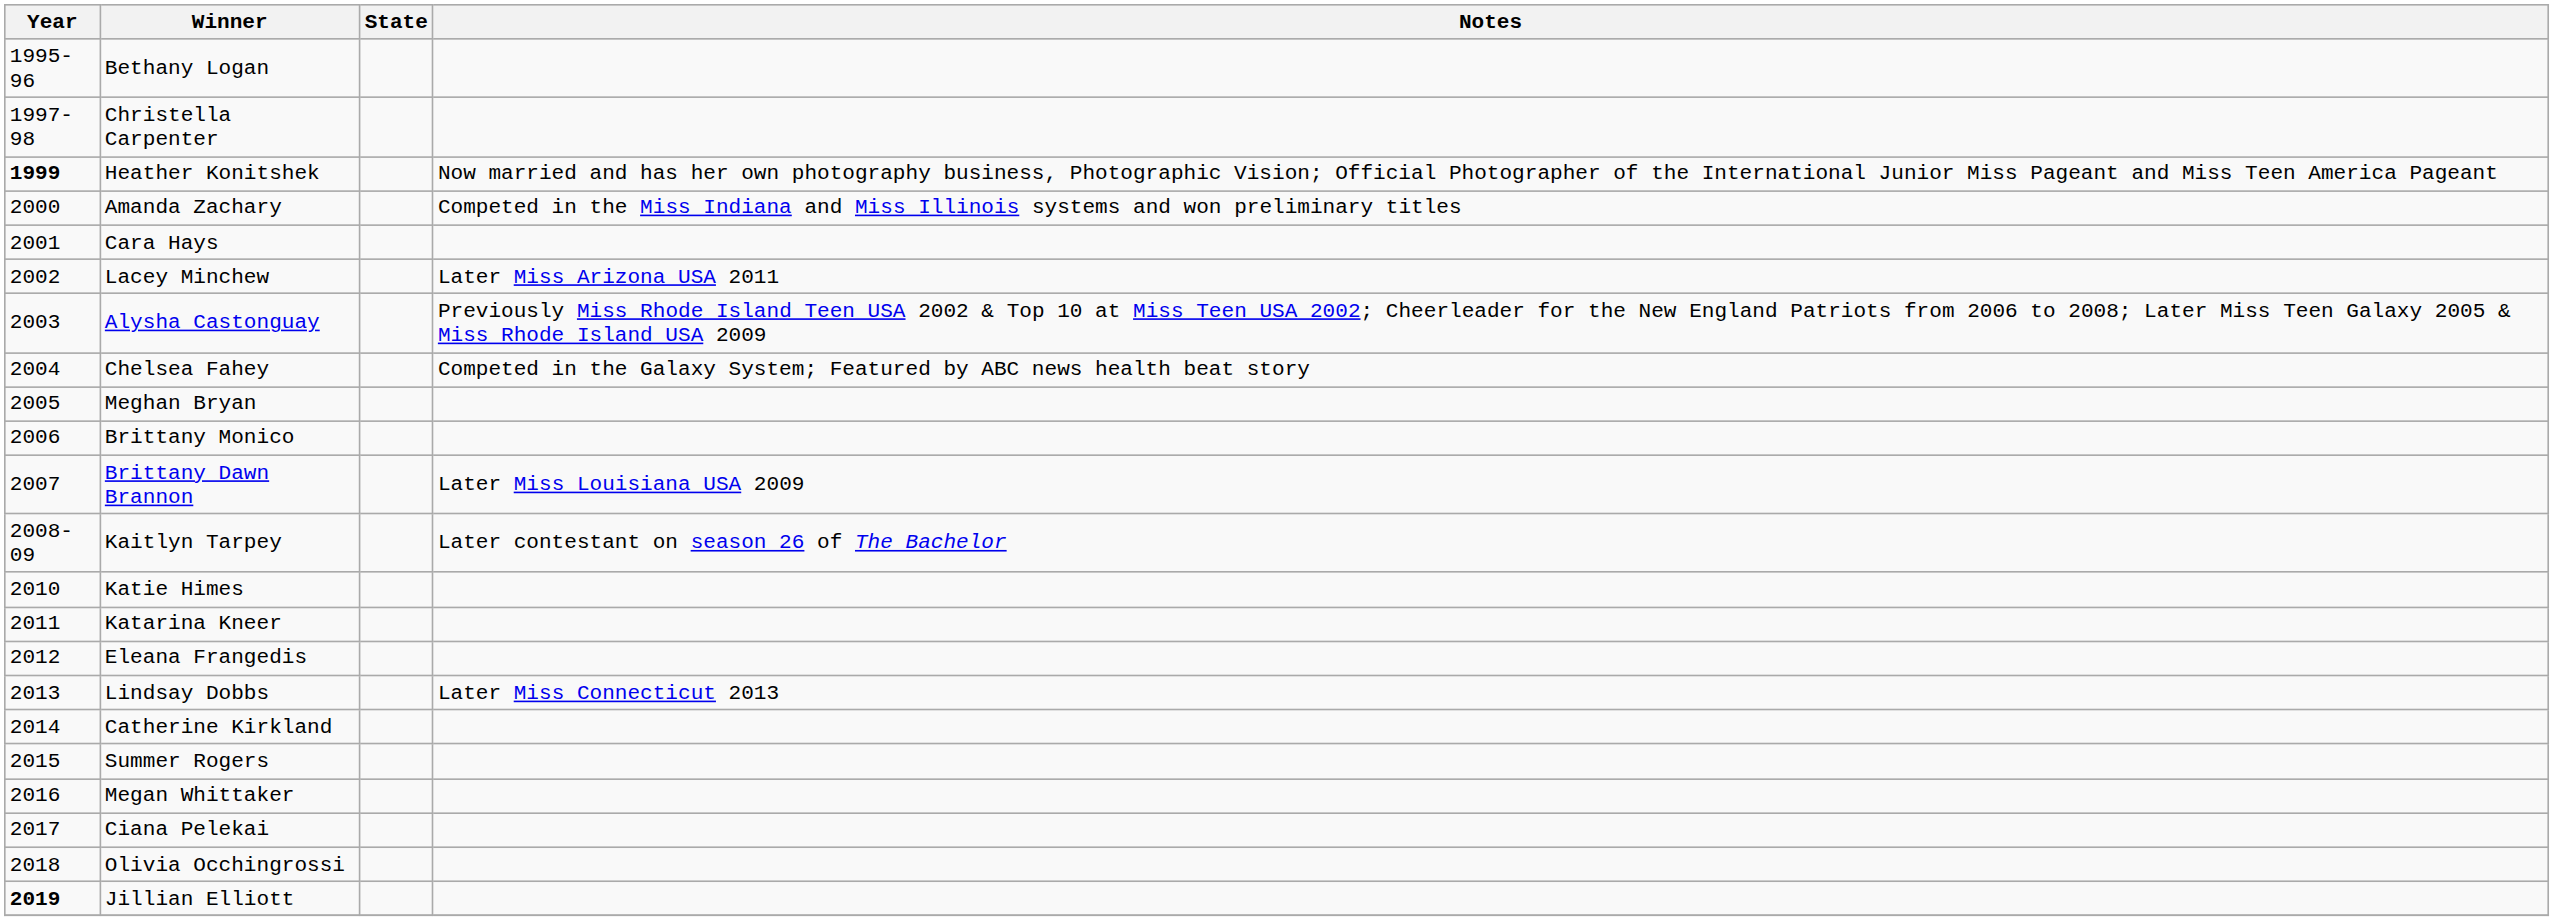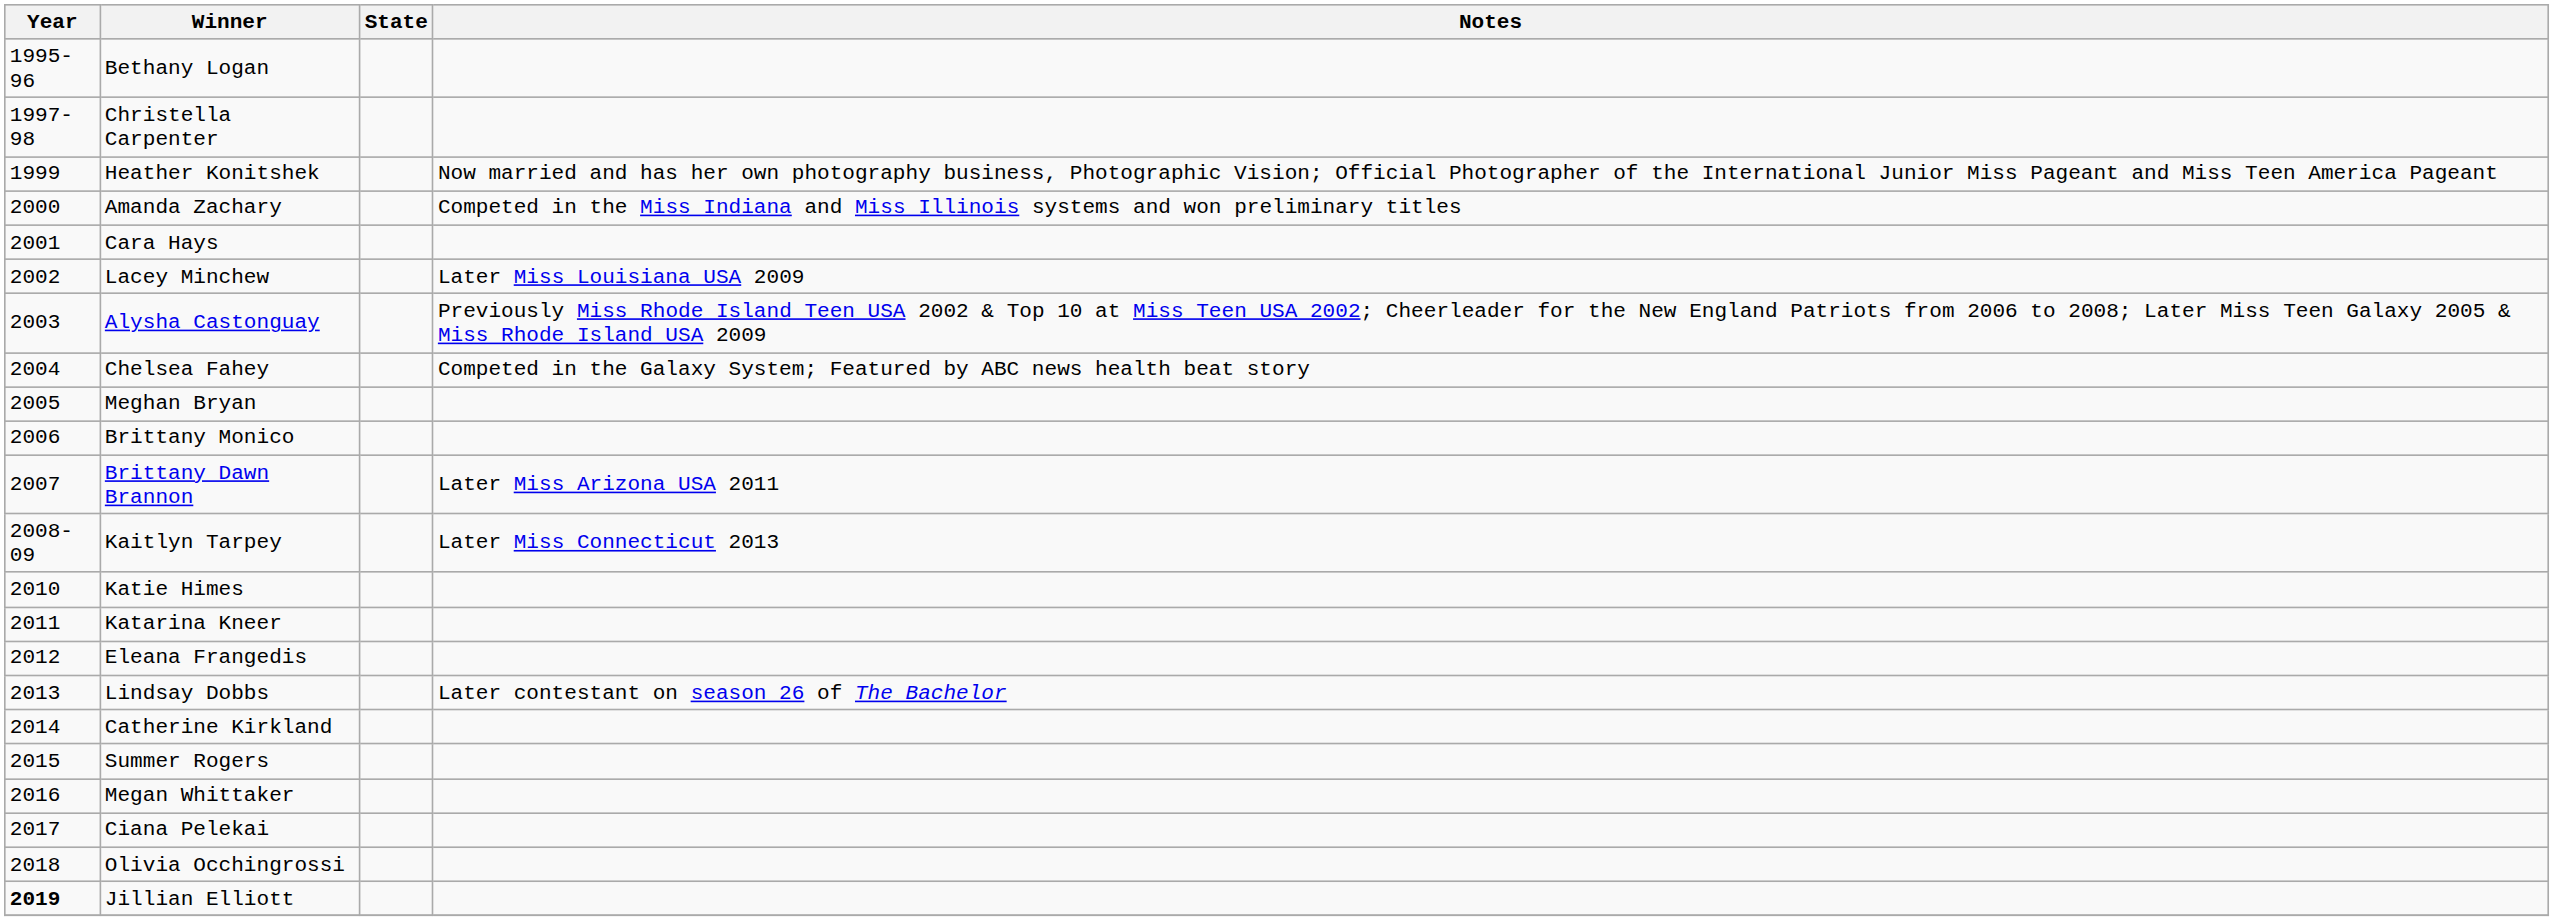(35, 174) bold -> (35, 174) normal
(609, 277) Later Miss Arizona USA 2011 -> (621, 277) Later Miss Louisiana USA 2009
(621, 485) Later Miss Louisiana USA 2009 -> (609, 485) Later Miss Arizona USA 2011
(722, 543) Later contestant on season 26 of The Bachelor -> (609, 543) Later Miss Connecticut 2013
(609, 693) Later Miss Connecticut 2013 -> (722, 693) Later contestant on season 26 of The Bachelor
